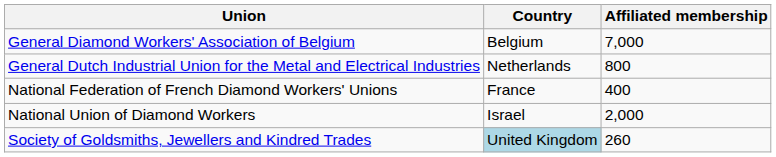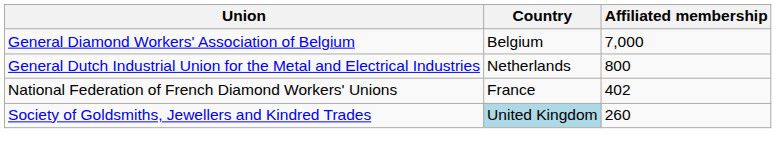(618, 90) 400 -> (618, 90) 402
- row: (132, 115)
